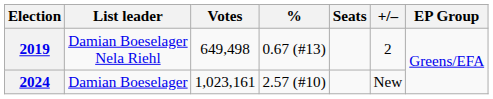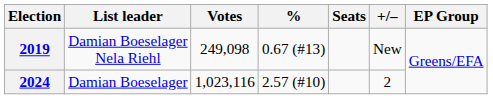(225, 49) 649,498 -> (225, 49) 249,098
(388, 49) 2 -> (387, 49) New
(225, 81) 1,023,161 -> (225, 81) 1,023,116
(388, 81) New -> (387, 81) 2
